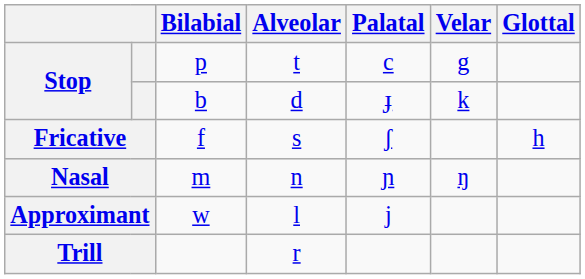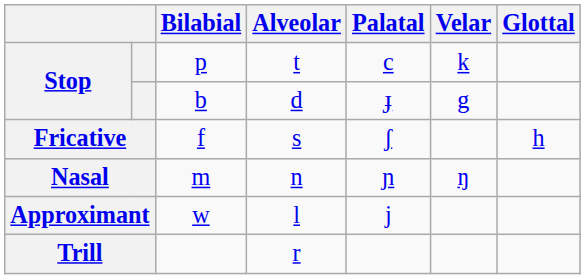(463, 61) g -> (463, 61) k
(463, 100) k -> (463, 100) g
